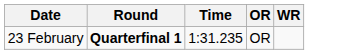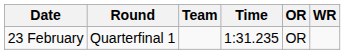+ column: (200, 15)
(136, 37) bold -> (133, 37) normal
